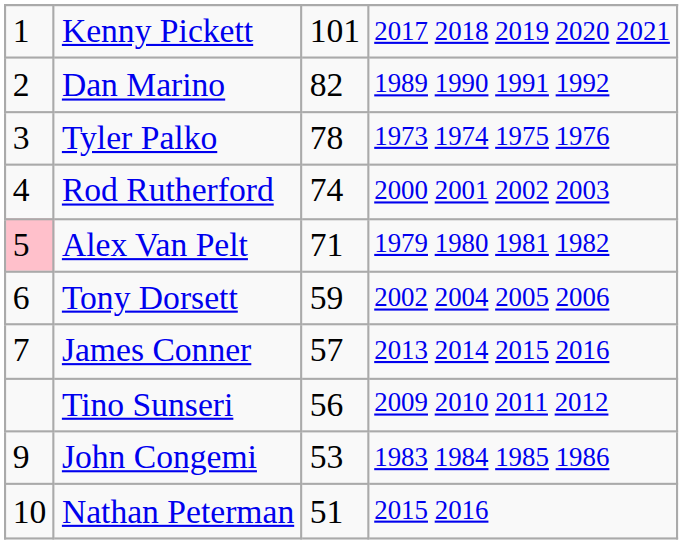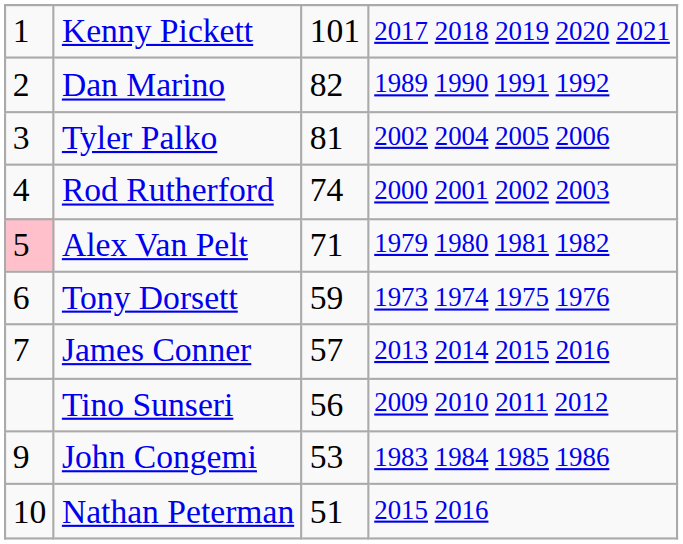(326, 137) 78 -> (326, 137) 81
(492, 137) 1973 1974 1975 1976 -> (492, 137) 2002 2004 2005 2006
(492, 297) 2002 2004 2005 2006 -> (492, 297) 1973 1974 1975 1976
